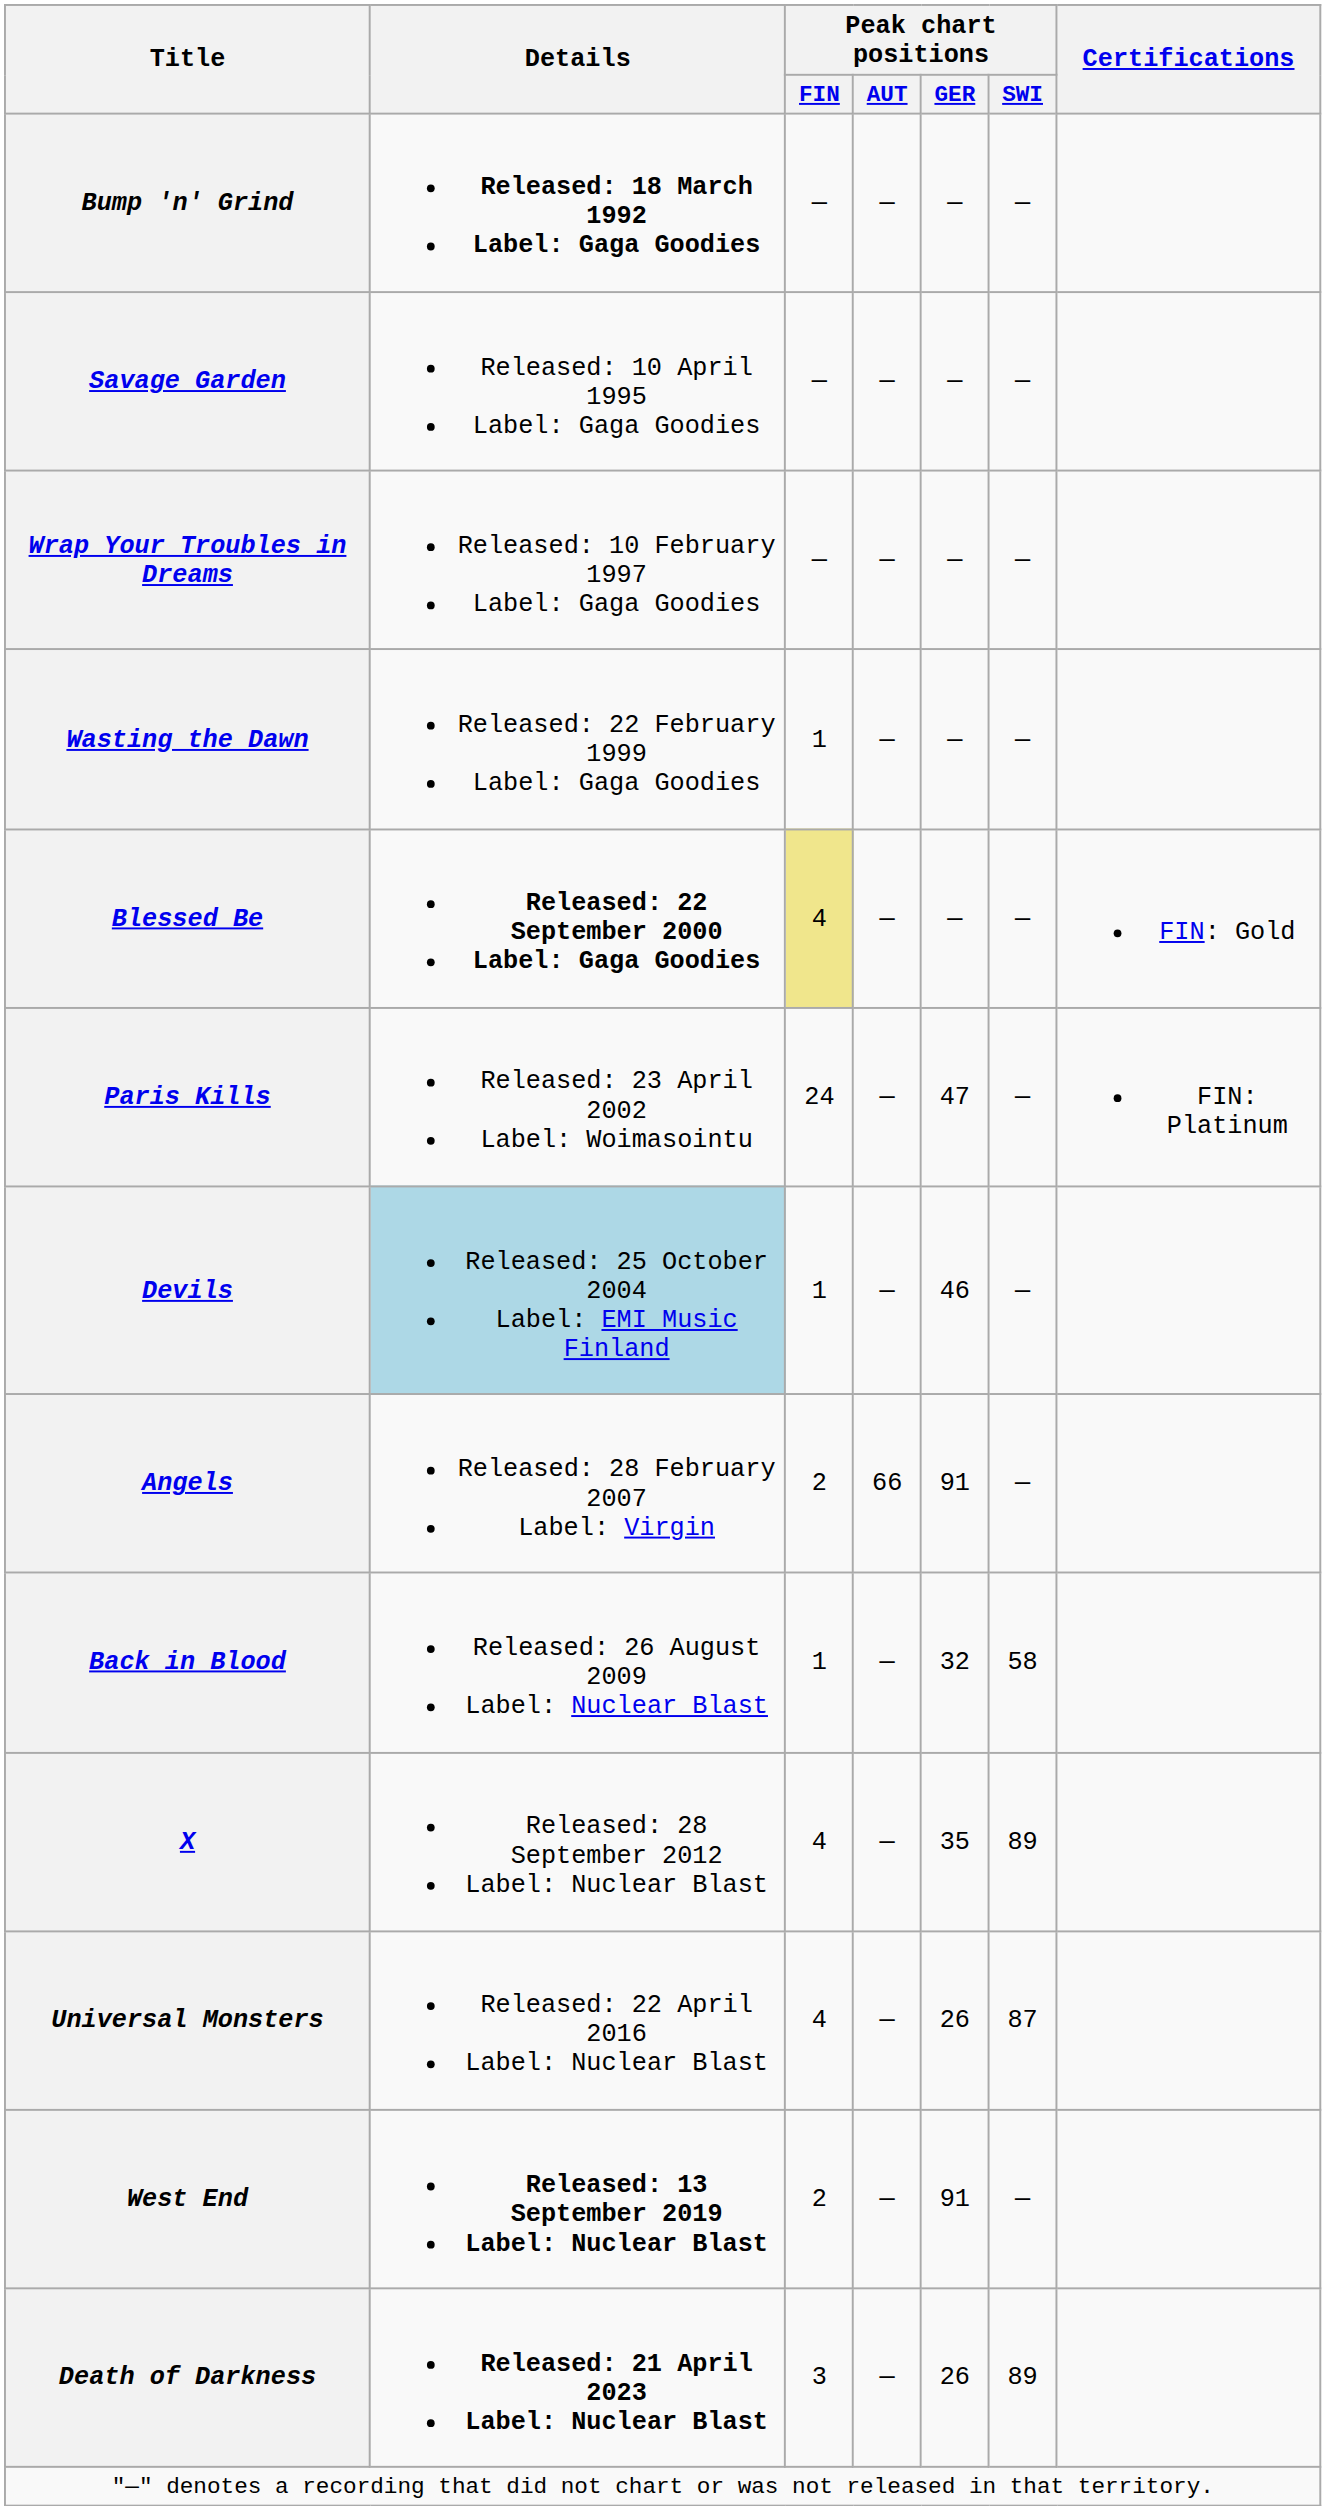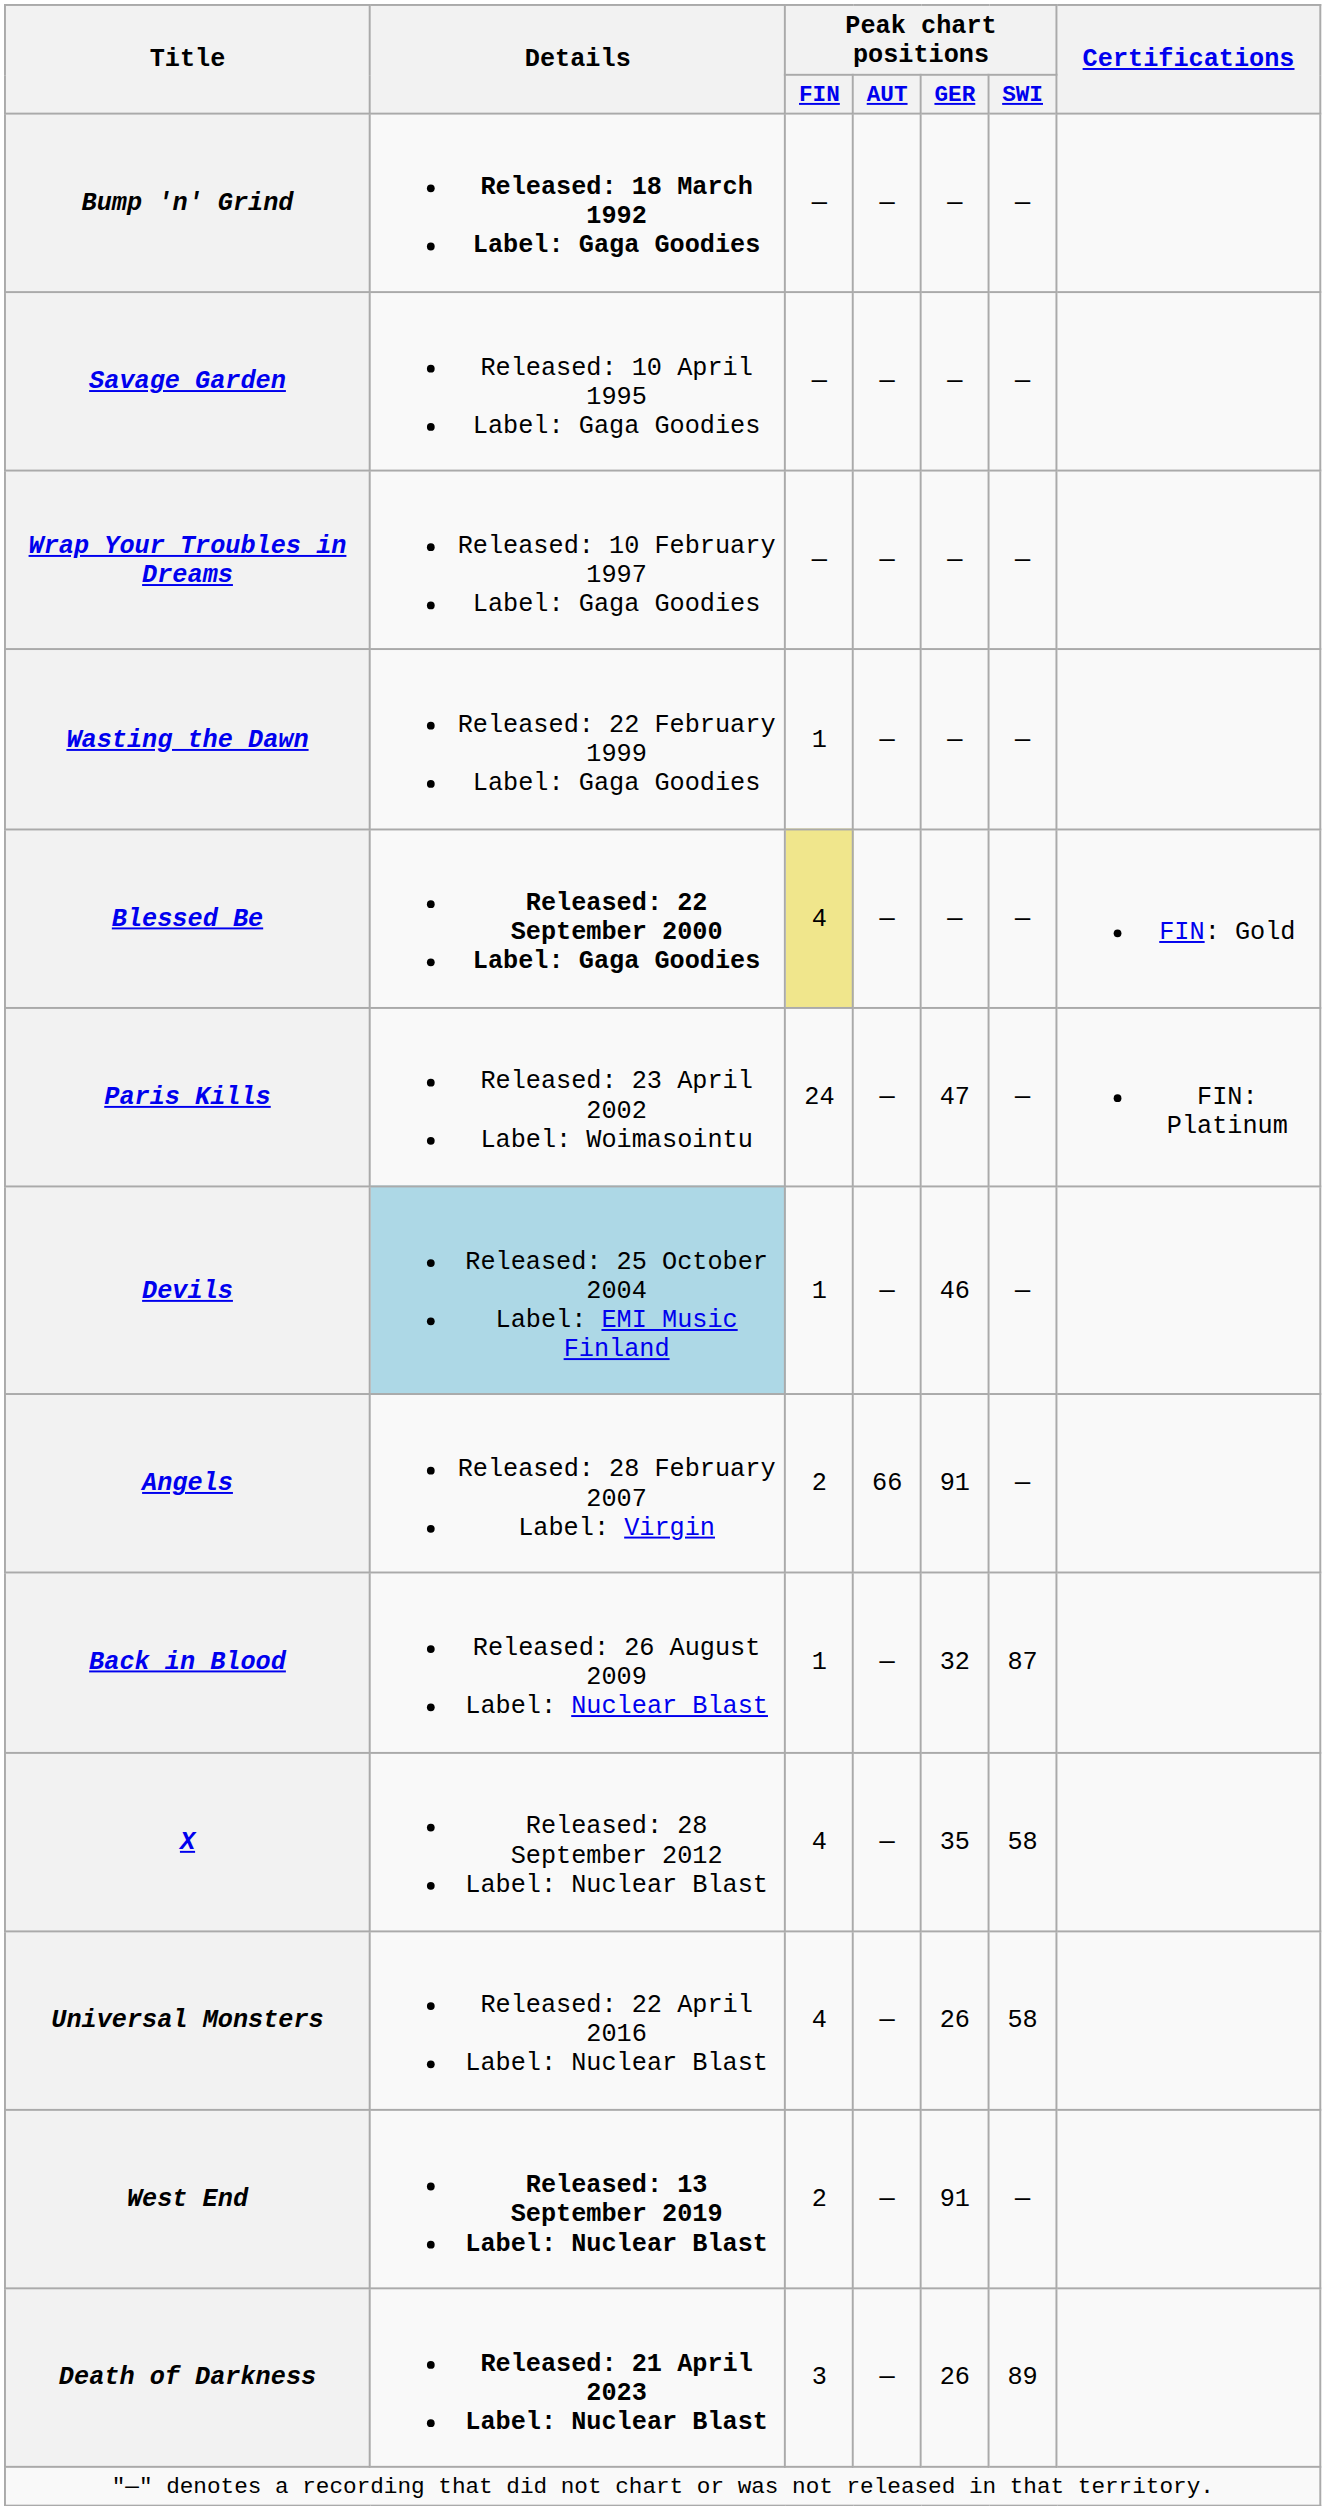(1023, 1663) 58 -> (1023, 1663) 87
(1023, 1841) 89 -> (1023, 1841) 58
(1023, 2020) 87 -> (1023, 2020) 58
